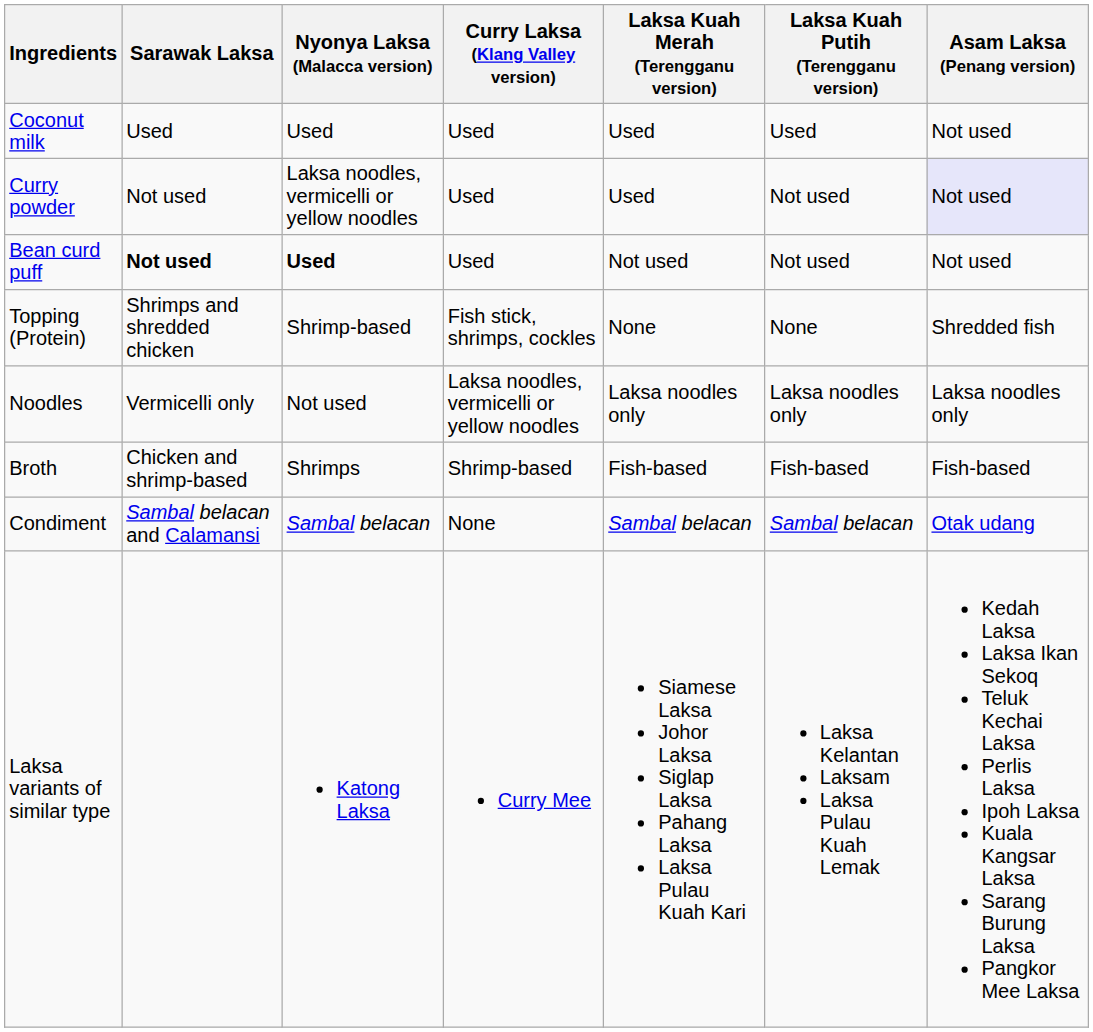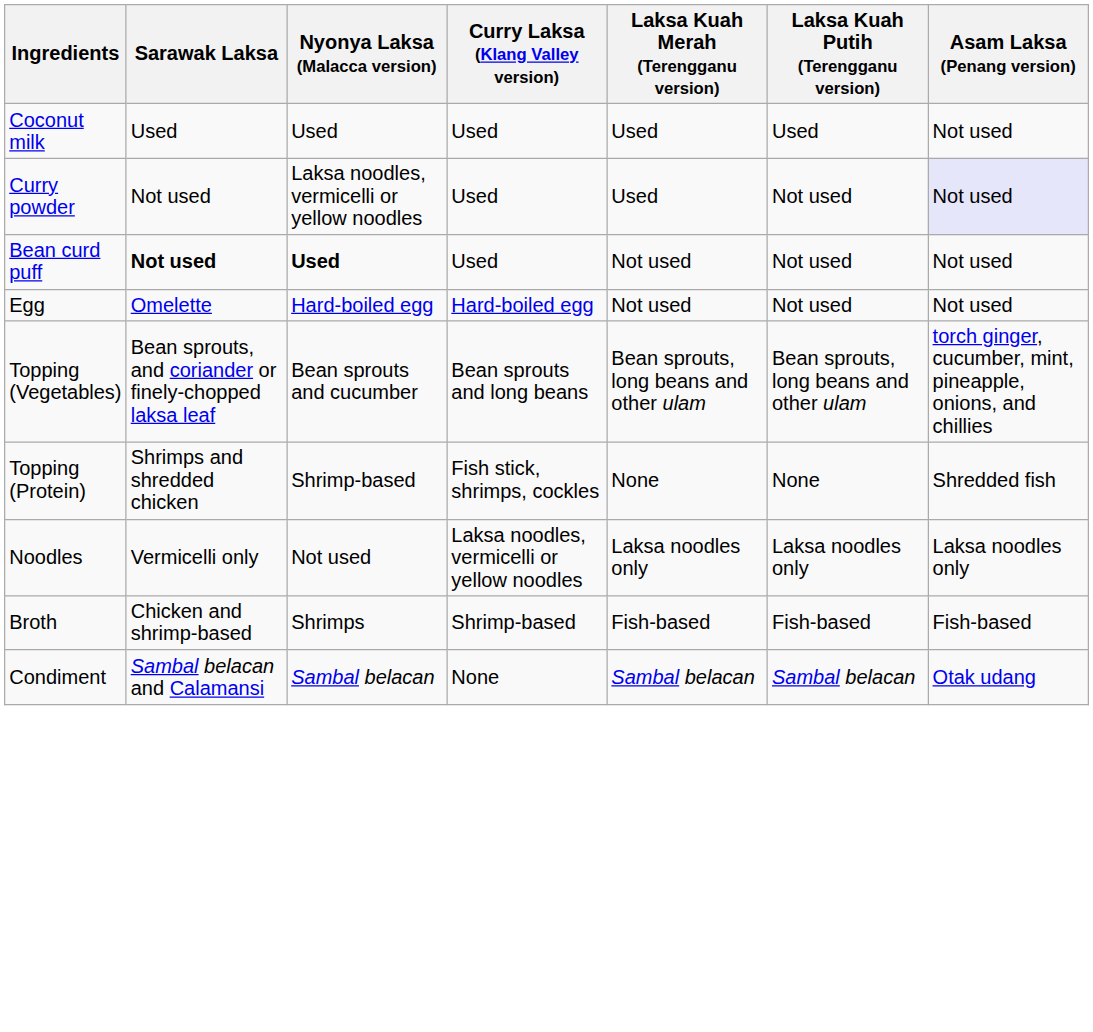+ row: (27, 304)
+ row: (65, 381)
- row: (60, 789)
